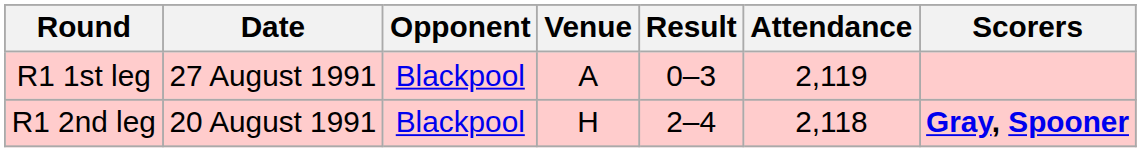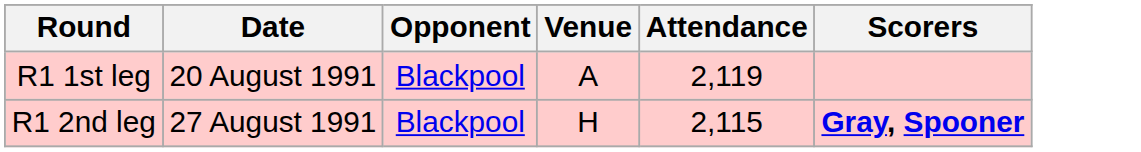- column: (691, 28)
(273, 75) 27 August 1991 -> (273, 75) 20 August 1991
(273, 122) 20 August 1991 -> (273, 122) 27 August 1991
(831, 122) 2,118 -> (727, 122) 2,115
